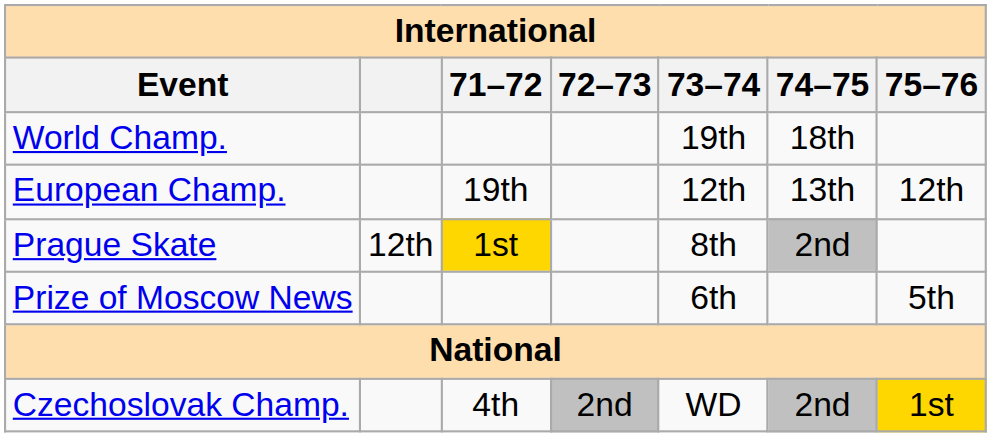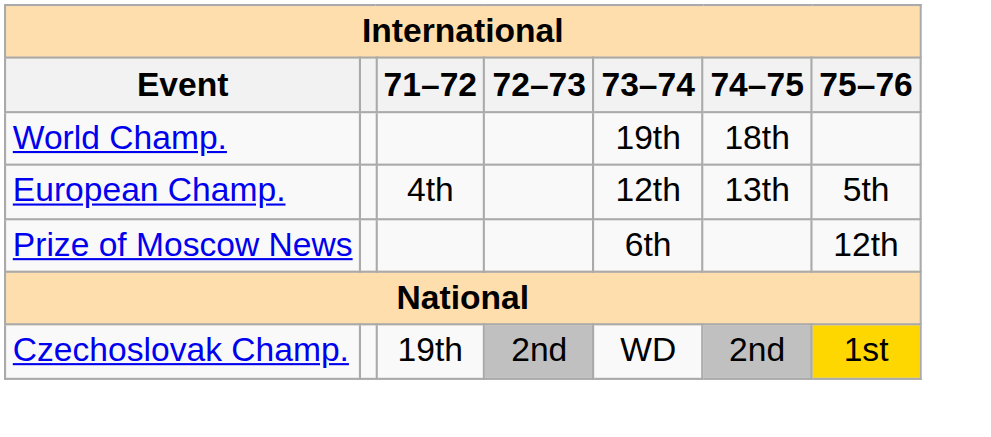(496, 191) 19th -> (430, 191) 4th
(931, 191) 12th -> (866, 191) 5th
- row: (115, 244)
(931, 297) 5th -> (866, 244) 12th
(496, 404) 4th -> (430, 350) 19th
